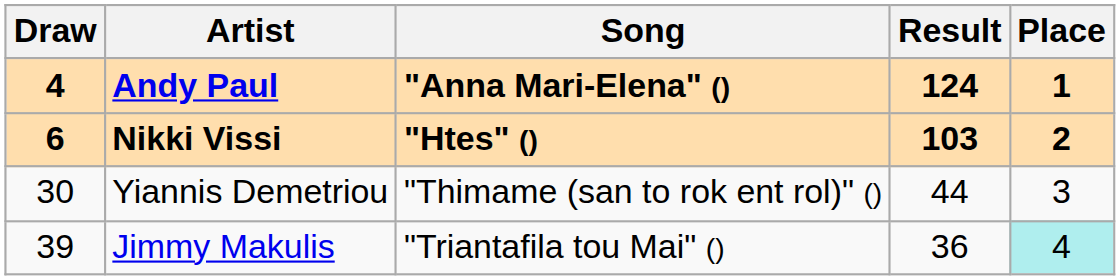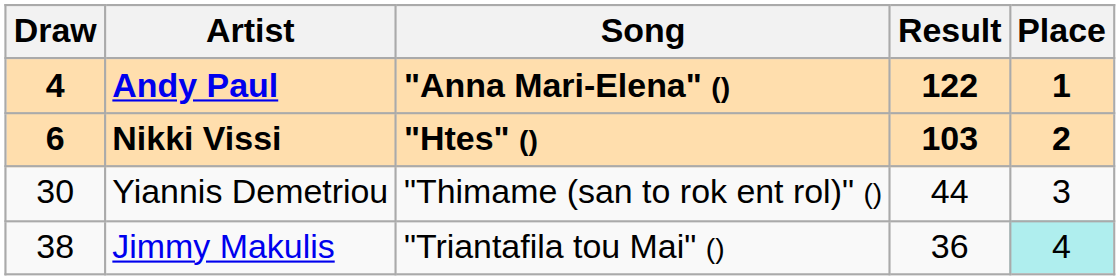(950, 85) 124 -> (950, 85) 122
(55, 246) 39 -> (55, 246) 38
